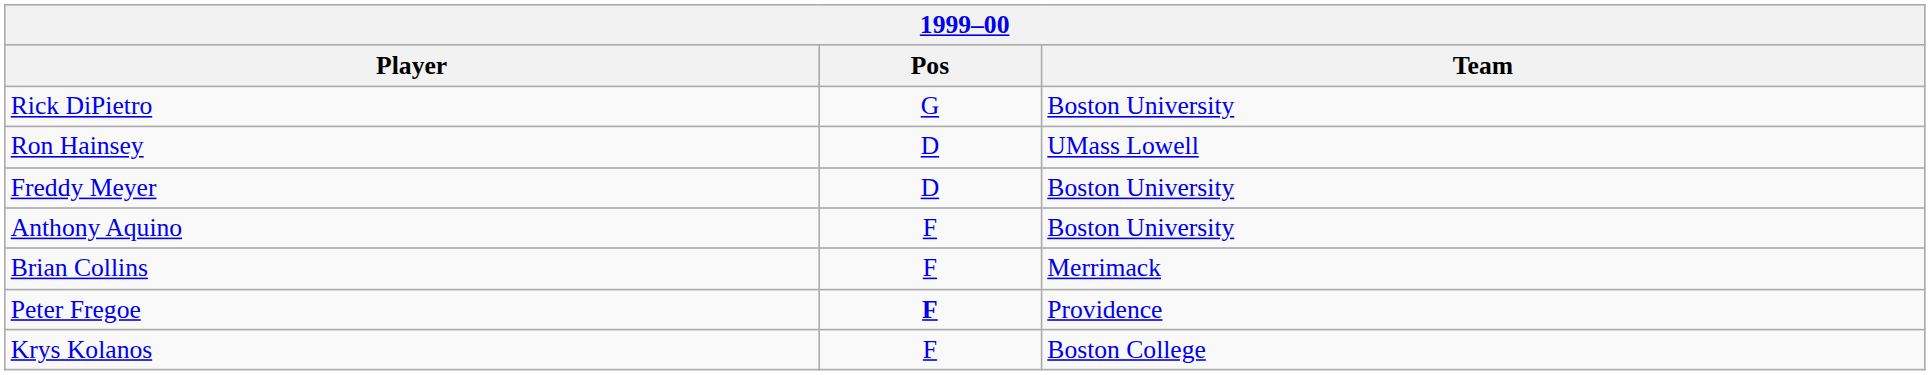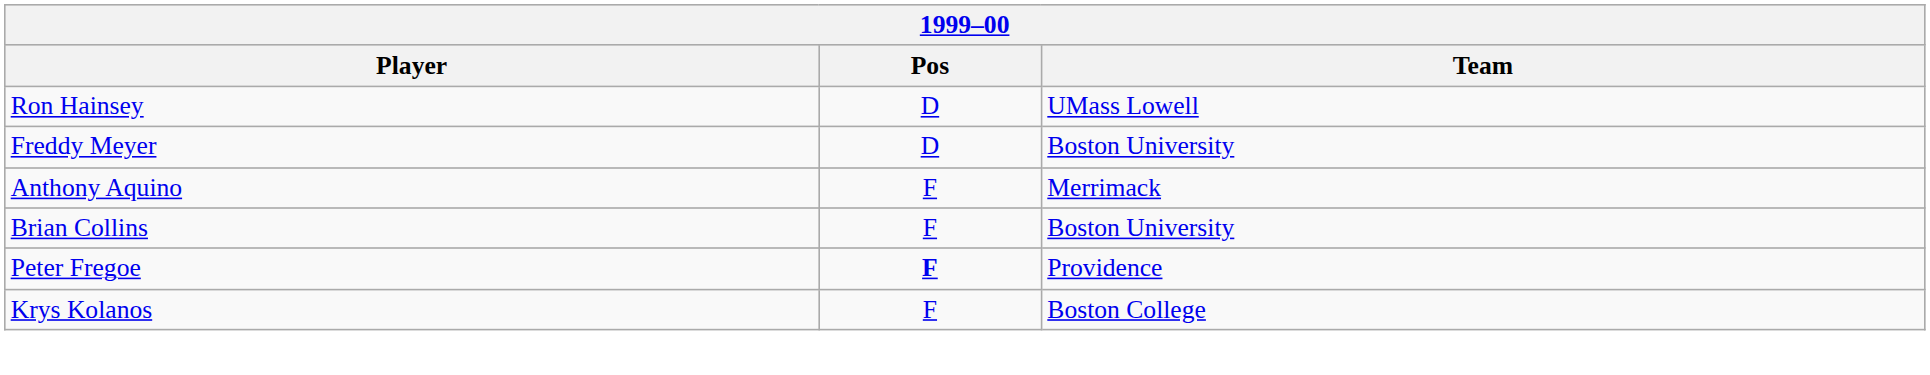- row: (81, 106)
(1141, 227) Boston University -> (1104, 187) Merrimack
(1104, 268) Merrimack -> (1141, 227) Boston University
